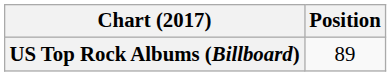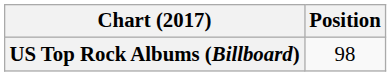(345, 53) 89 -> (345, 53) 98
